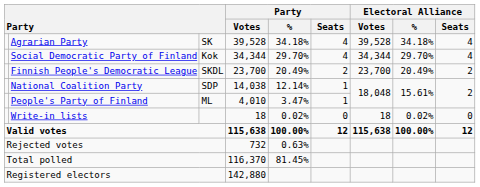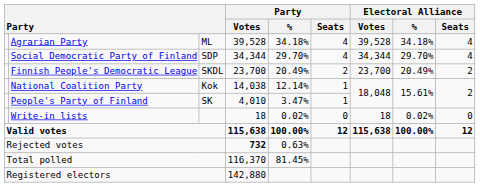(207, 41) SK -> (207, 41) ML
(210, 56) Kok -> (210, 56) SDP
(210, 86) SDP -> (210, 86) Kok
(207, 101) ML -> (207, 101) SK
(258, 145) normal -> (258, 145) bold
